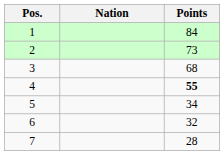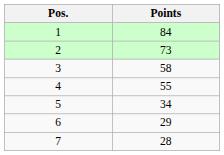- column: (112, 13)
(192, 68) 68 -> (166, 68) 58
(192, 86) bold -> (166, 86) normal
(192, 123) 32 -> (166, 123) 29
